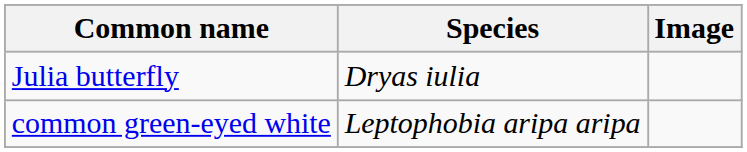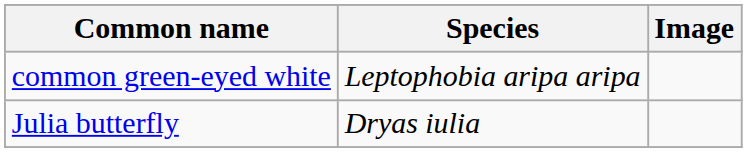rows swapped: (95, 75) <-> (171, 123)
